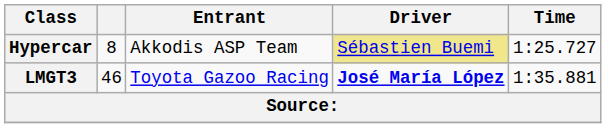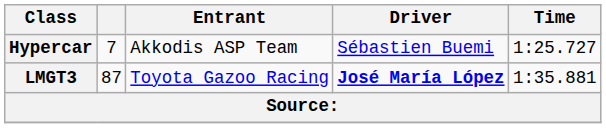(111, 48) 8 -> (111, 48) 7
(416, 48) khaki background -> (416, 48) no background
(111, 78) 46 -> (111, 78) 87
